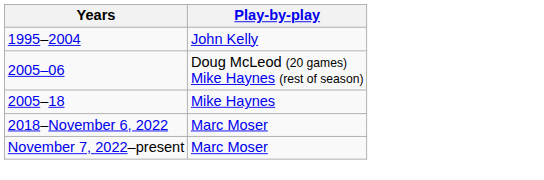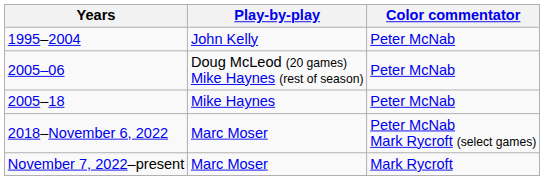+ column: (453, 16)
